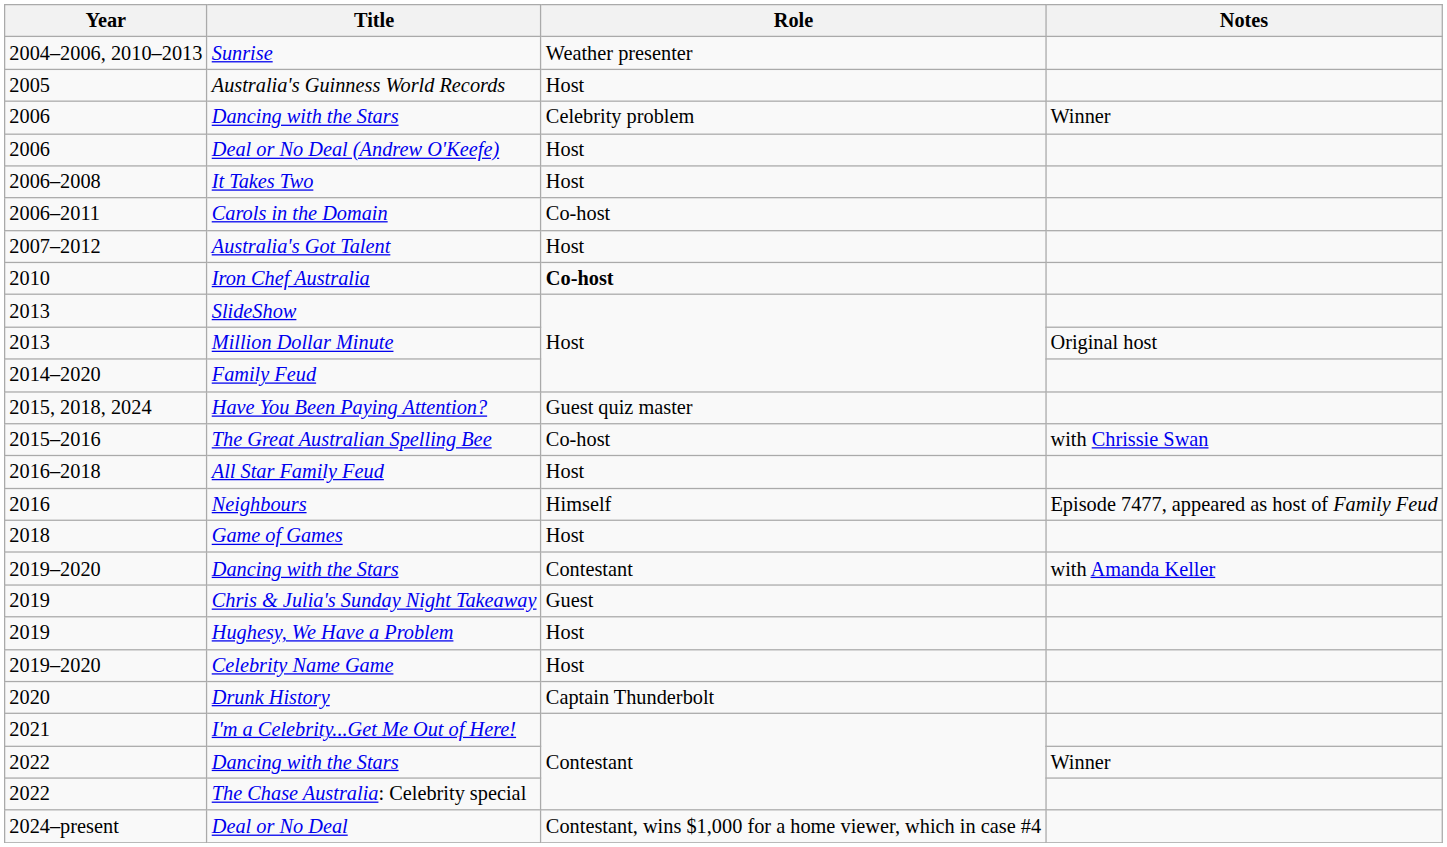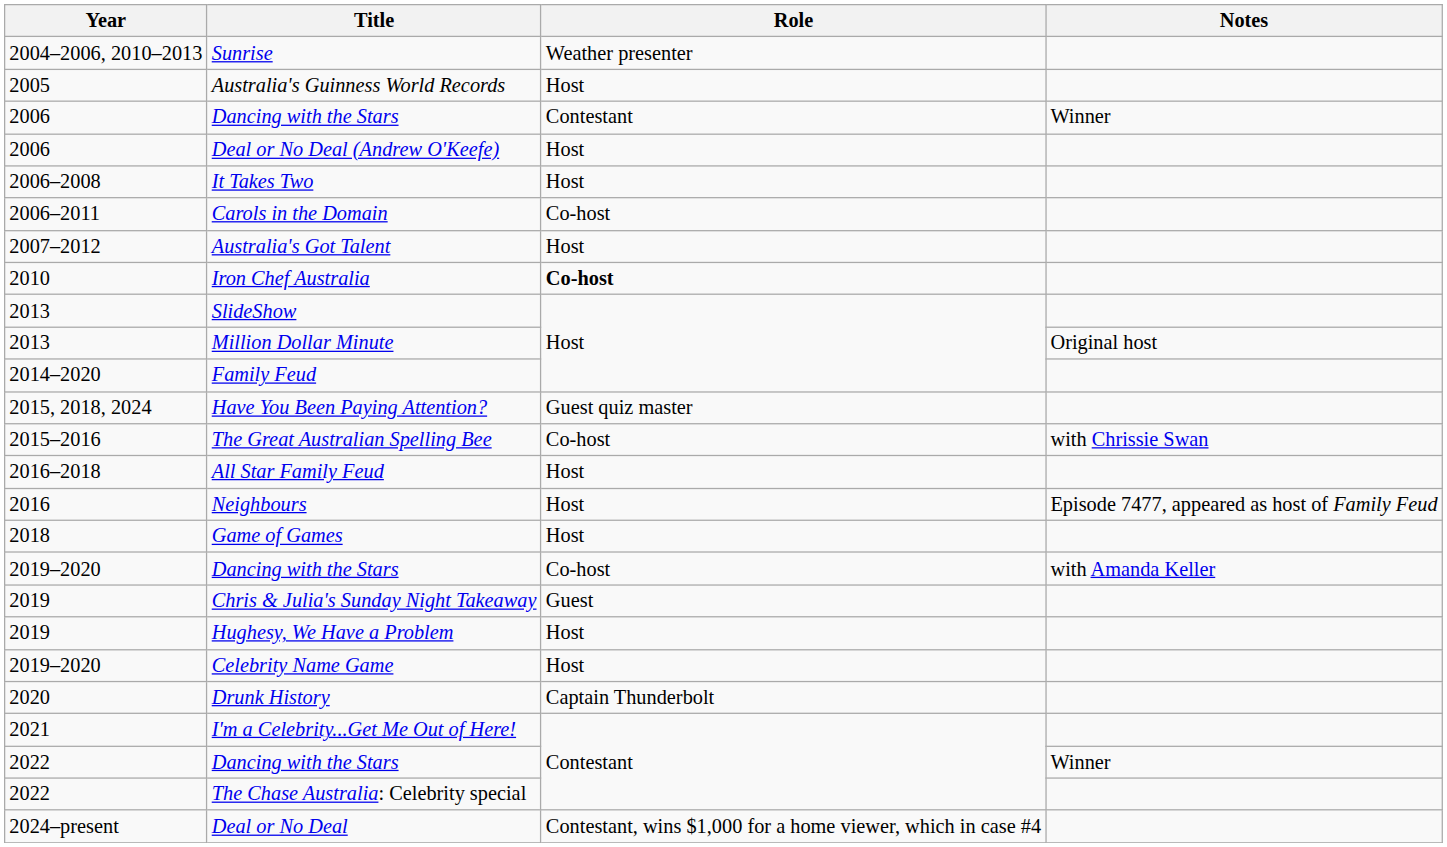(620, 117) Celebrity problem -> (589, 117) Contestant
(579, 504) Himself -> (565, 504) Host
(589, 568) Contestant -> (578, 568) Co-host
